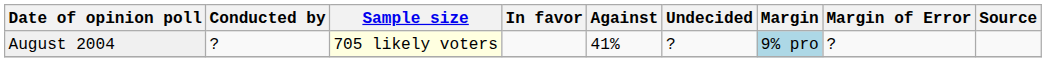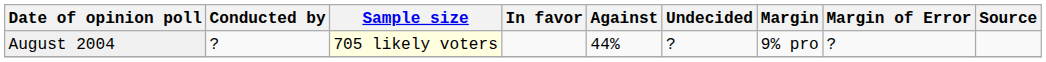(605, 44) 41% -> (605, 44) 44%
(790, 44) lightblue background -> (790, 44) no background
